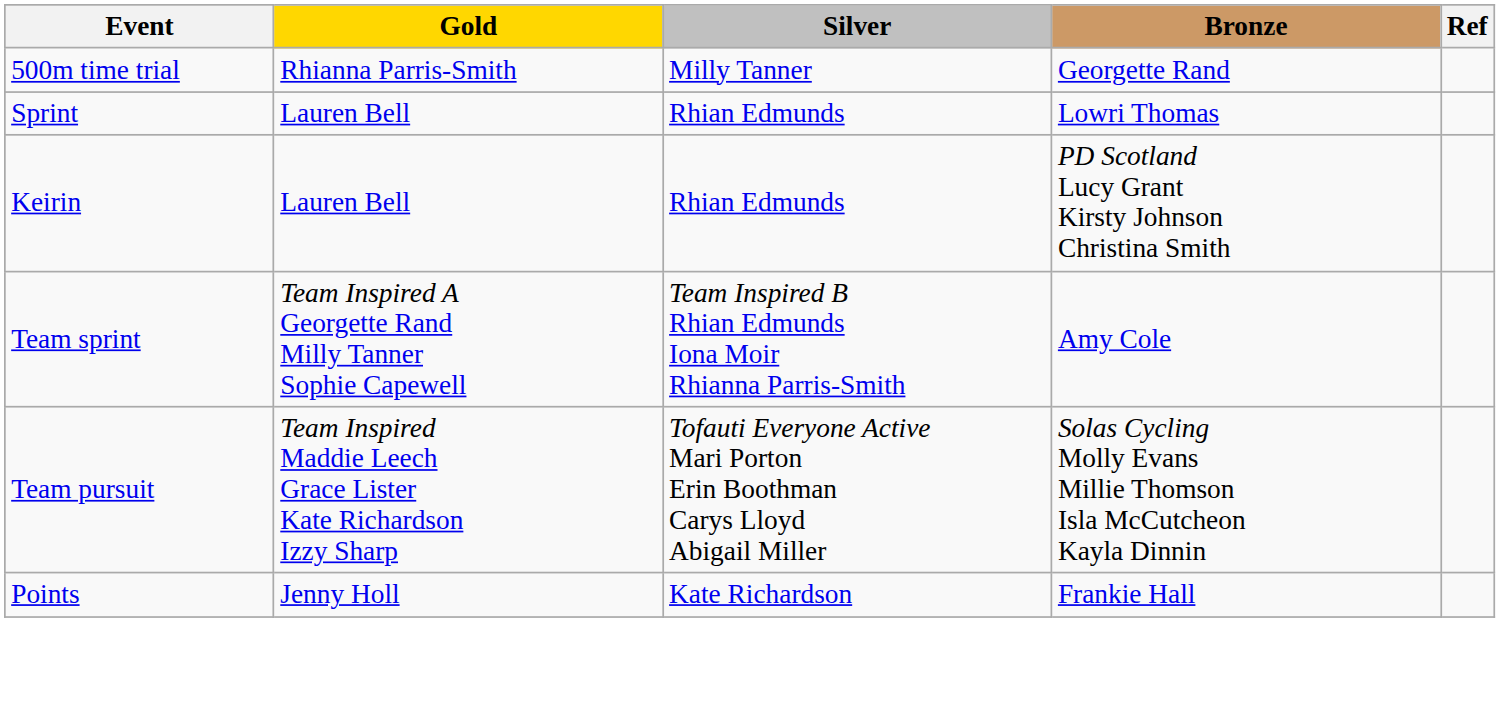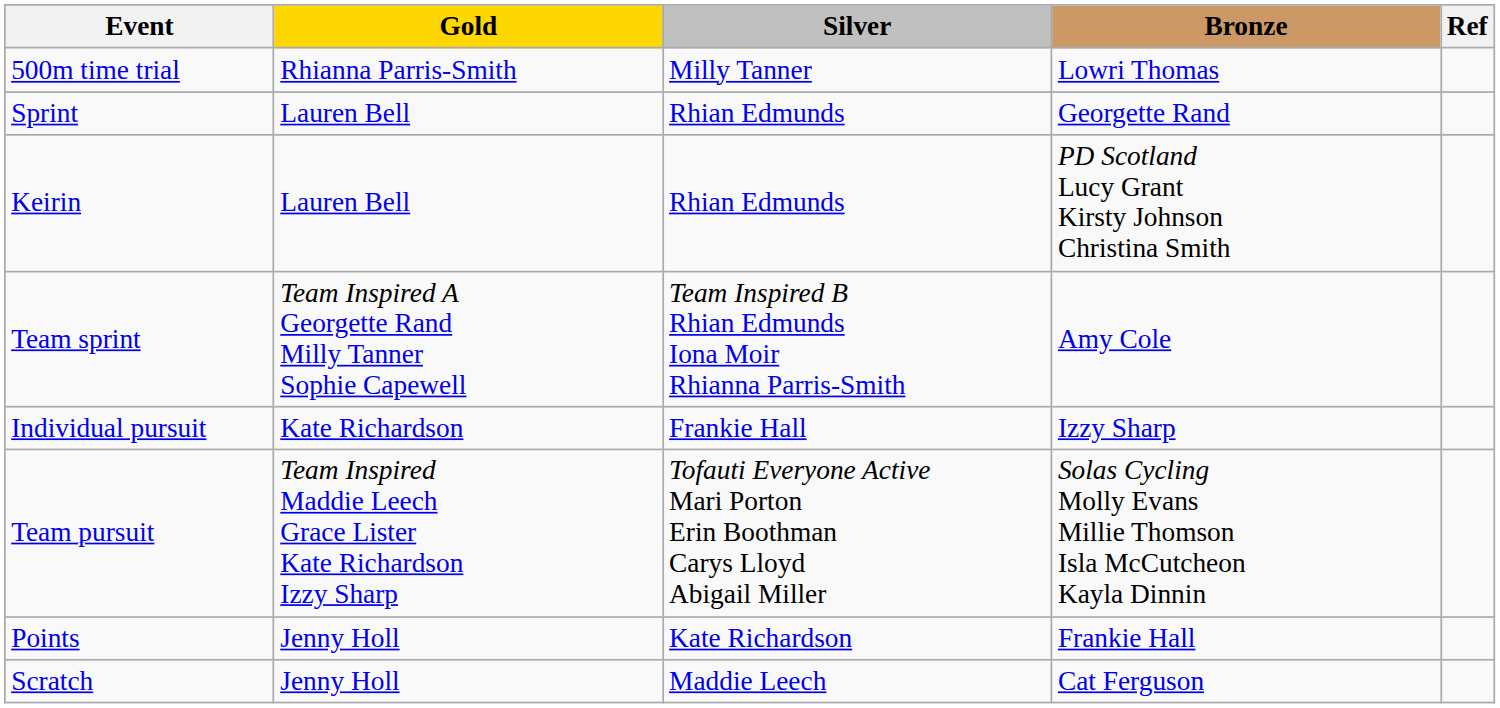(1144, 69) Georgette Rand -> (1139, 69) Lowri Thomas
(1139, 112) Lowri Thomas -> (1144, 112) Georgette Rand
+ row: (109, 427)
+ row: (52, 681)
